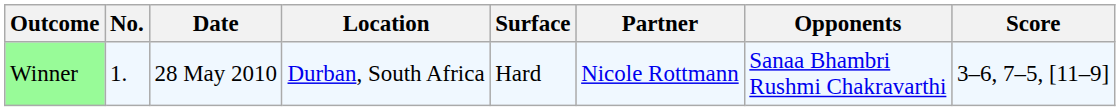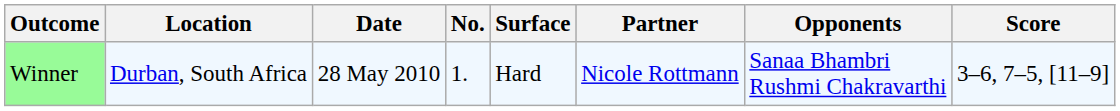columns swapped: (127, 22) <-> (386, 22)
